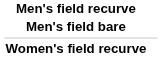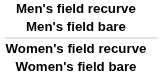+ row: (76, 67)
